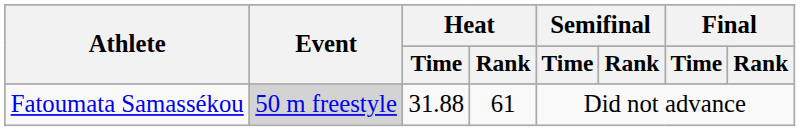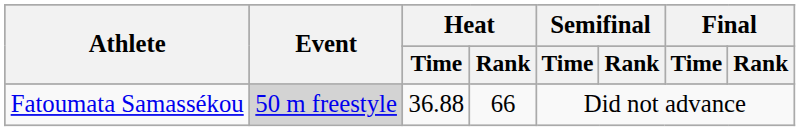(436, 104) 31.88 -> (436, 104) 36.88
(503, 104) 61 -> (503, 104) 66
